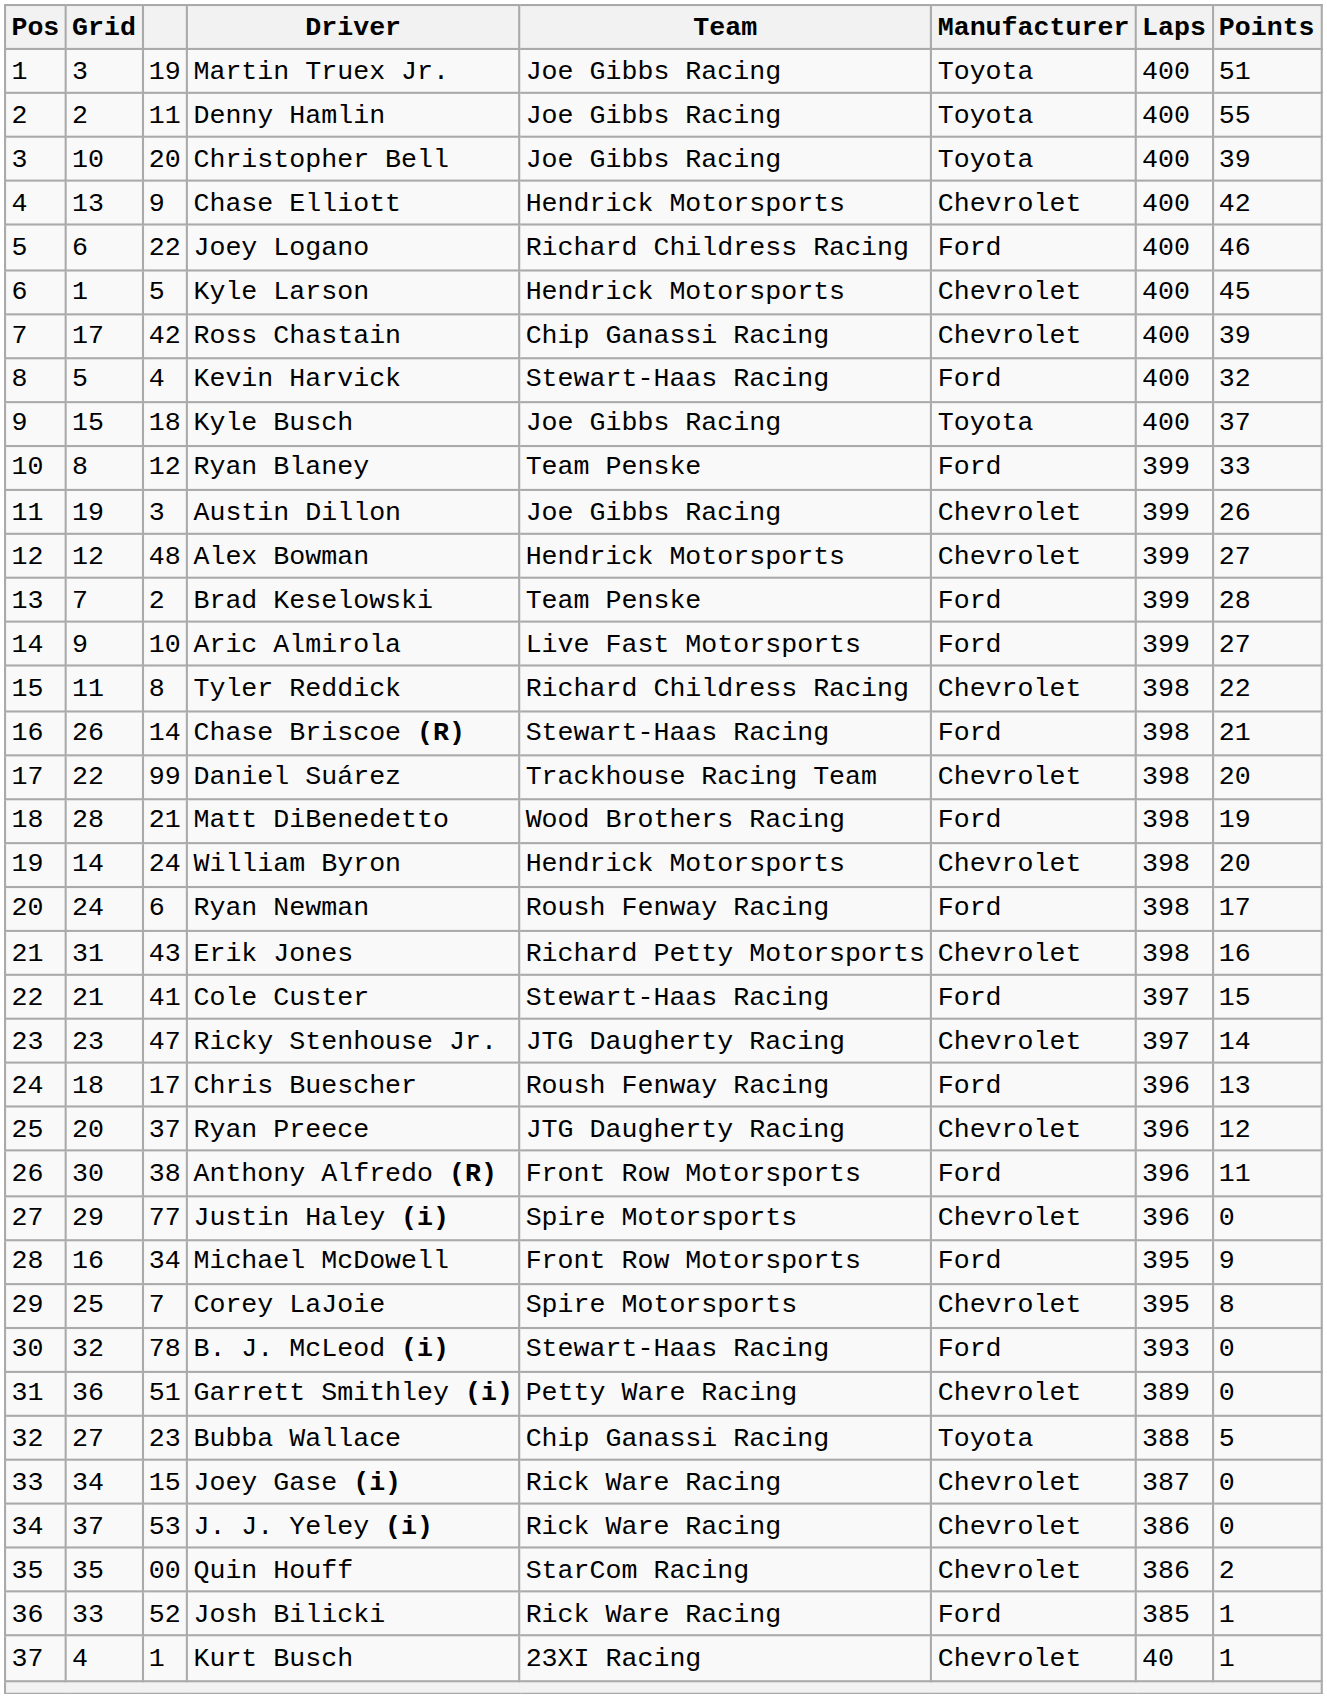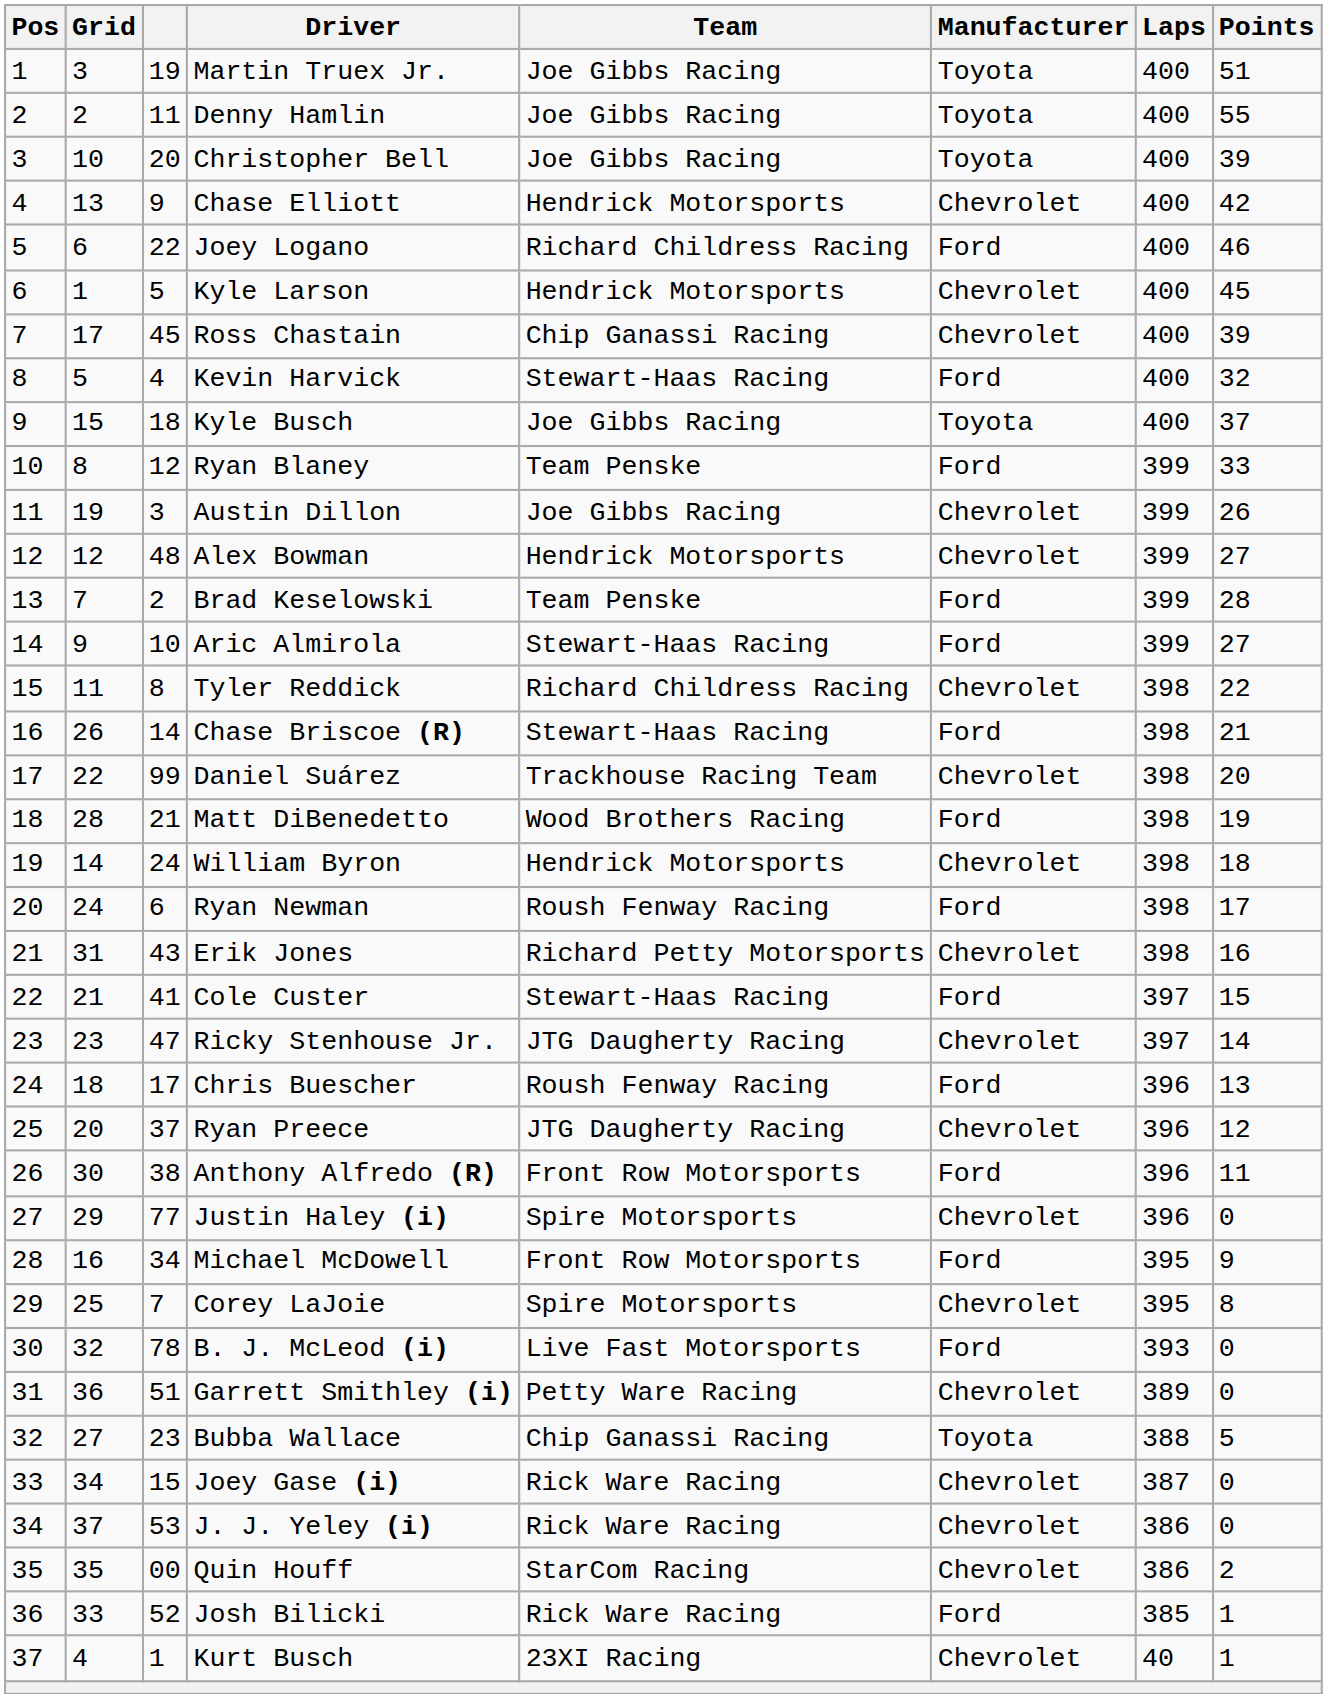(165, 335) 42 -> (165, 335) 45
(693, 644) Live Fast Motorsports -> (677, 644) Stewart-Haas Racing
(1235, 864) 20 -> (1235, 864) 18
(677, 1349) Stewart-Haas Racing -> (693, 1349) Live Fast Motorsports
